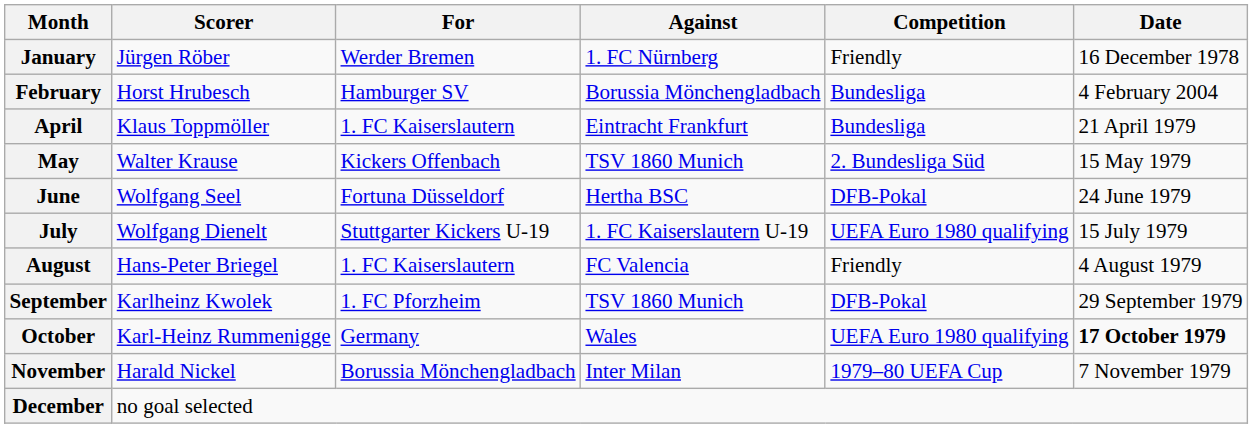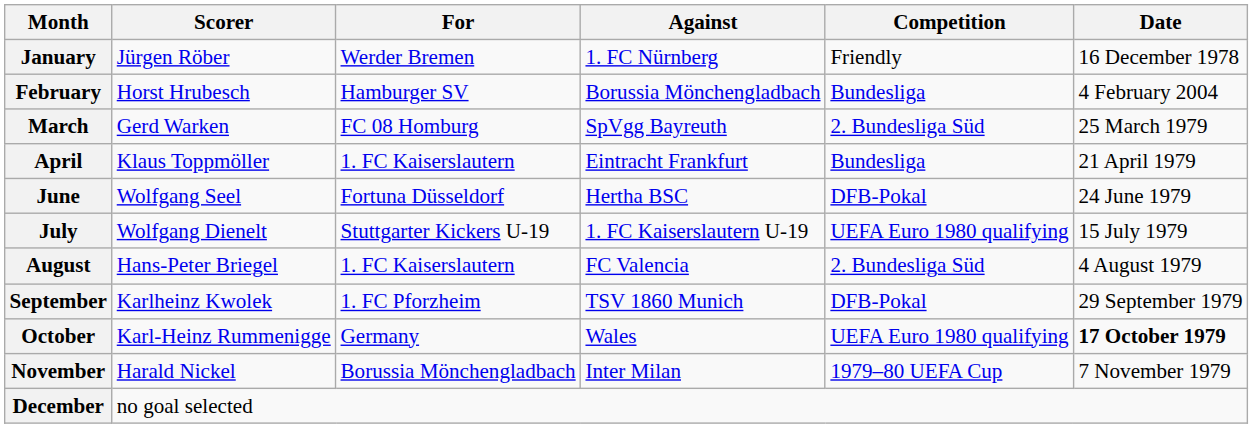+ row: (58, 126)
- row: (58, 161)
(866, 265) Friendly -> (908, 265) 2. Bundesliga Süd
